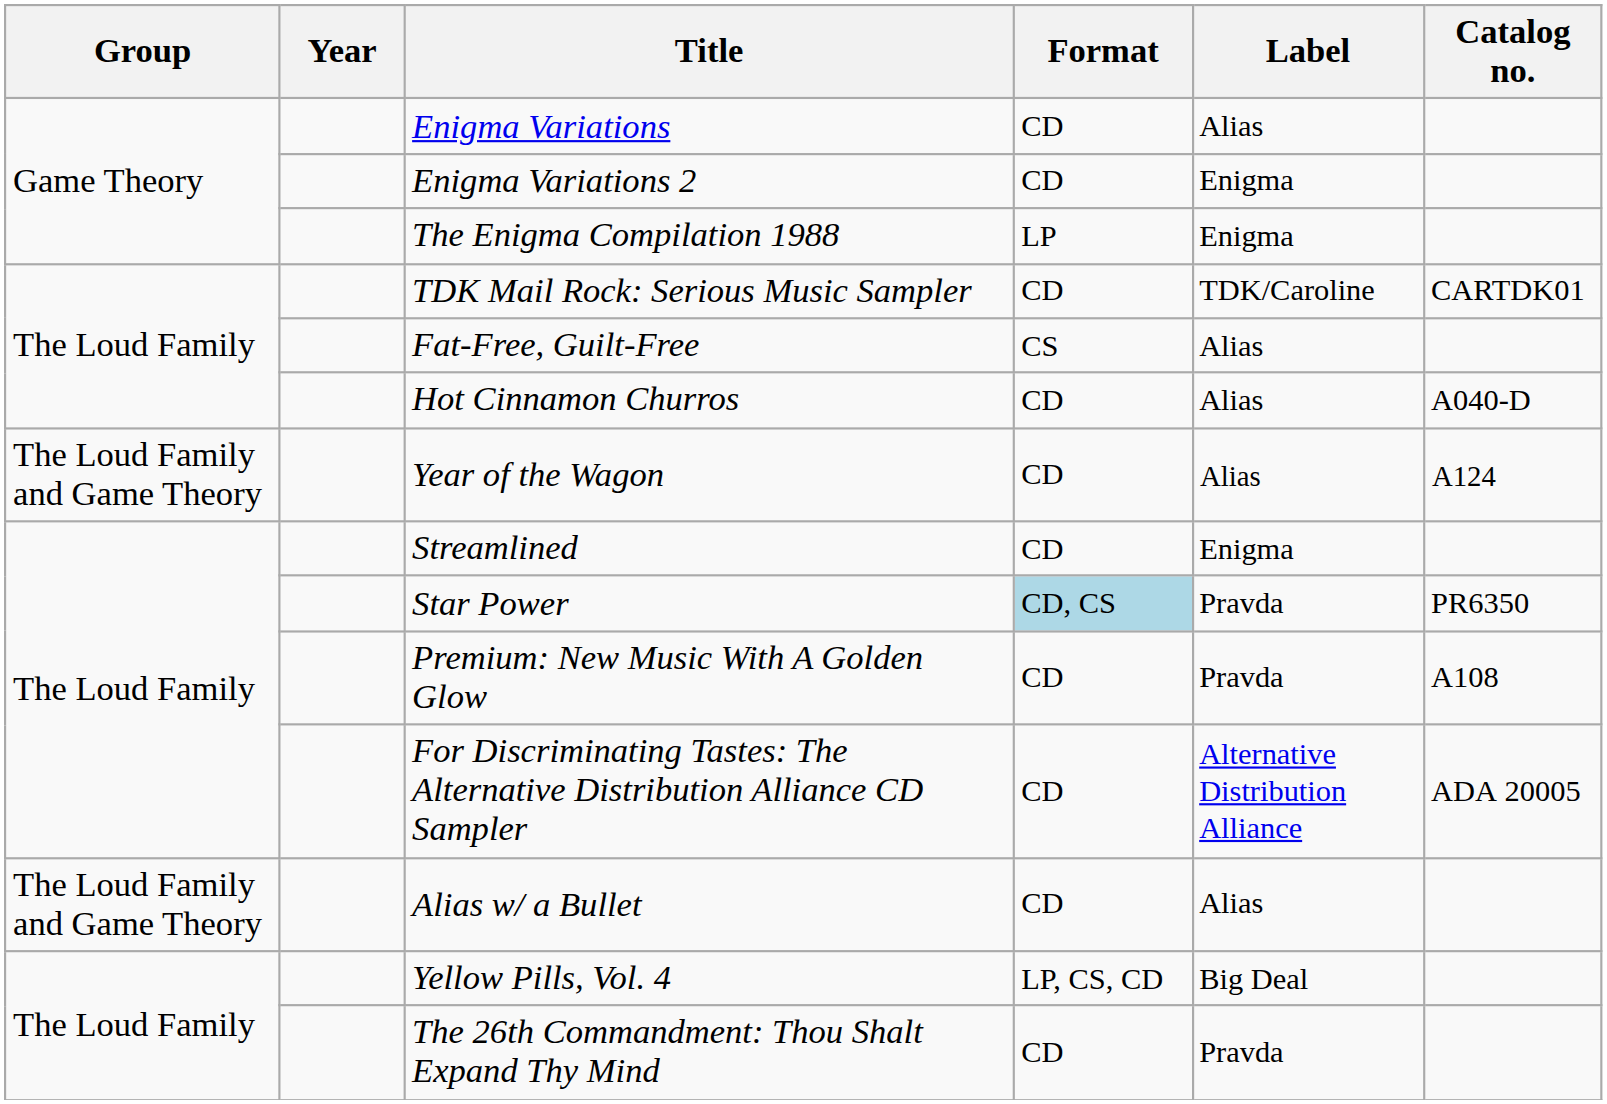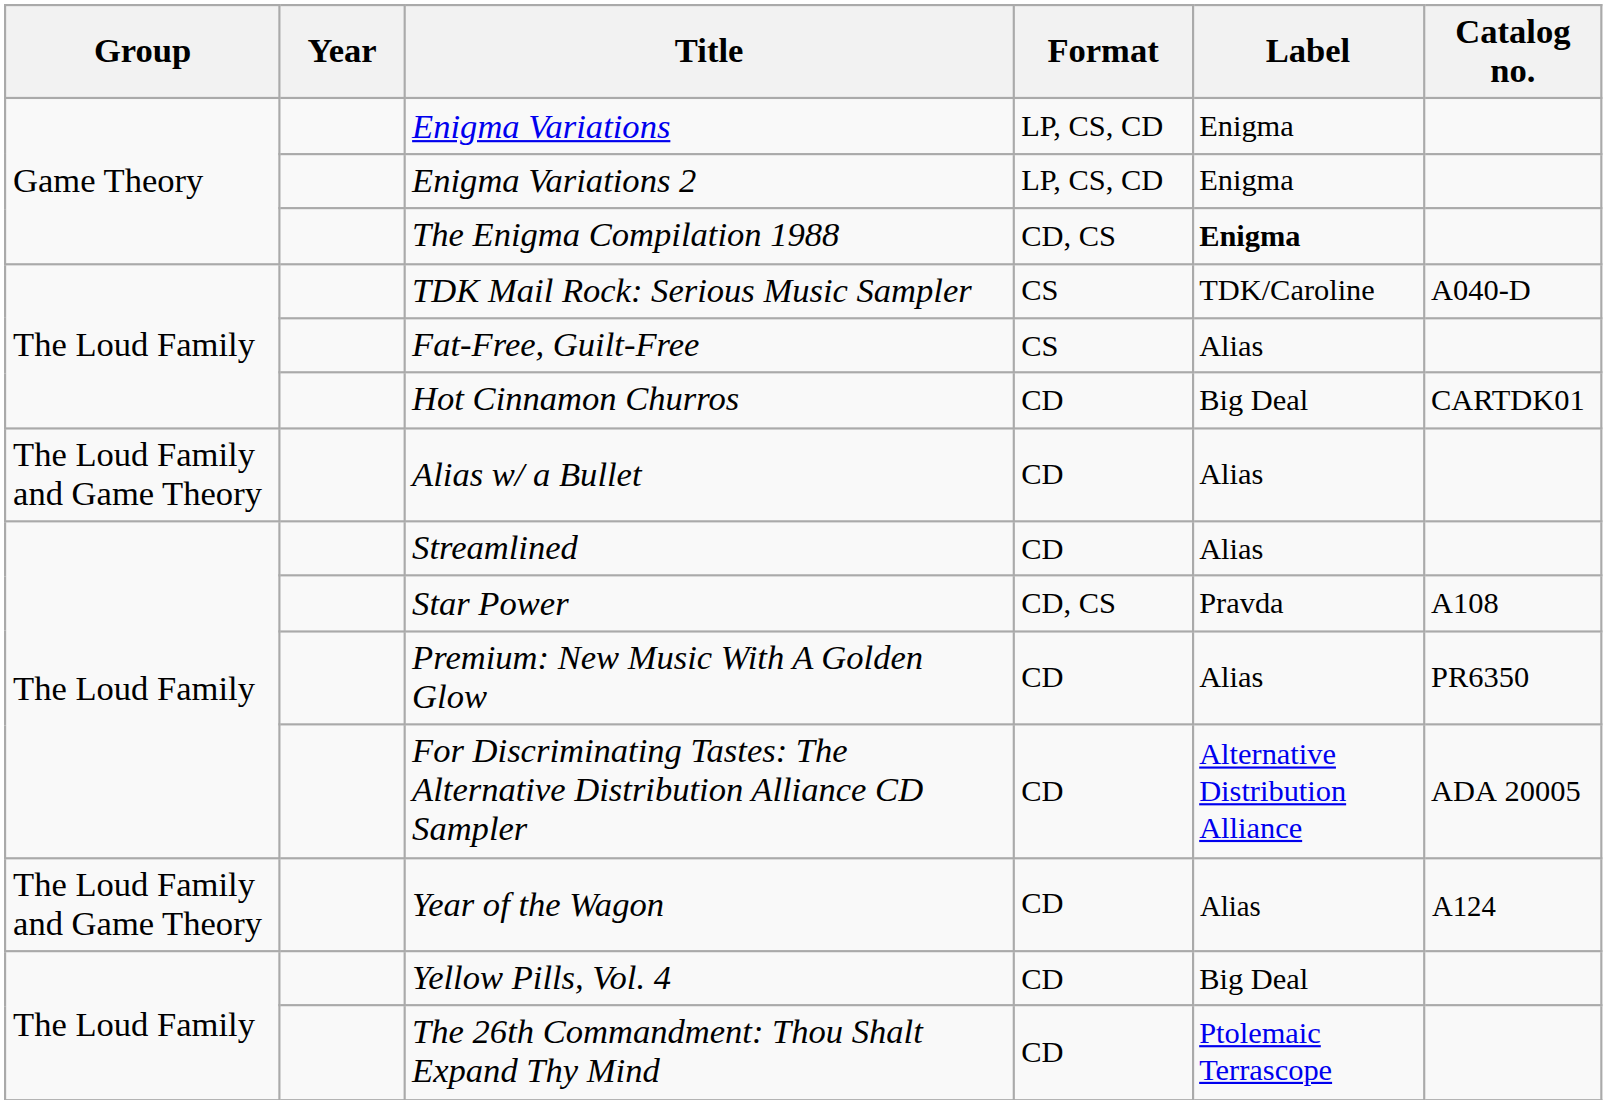(1042, 125) CD -> (1092, 125) LP, CS, CD
(1231, 125) Alias -> (1246, 125) Enigma
(1042, 180) CD -> (1092, 180) LP, CS, CD
(1039, 235) LP -> (1069, 235) CD, CS
(1246, 235) normal -> (1250, 235) bold
(1042, 290) CD -> (1040, 290) CS
(1508, 290) CARTDK01 -> (1481, 290) A040-D
(1231, 399) Alias -> (1254, 399) Big Deal
(1481, 399) A040-D -> (1508, 399) CARTDK01
rows swapped: (527, 903) <-> (538, 473)
(1246, 548) Enigma -> (1231, 548) Alias
(1069, 602) lightblue background -> (1069, 602) no background
(1480, 602) PR6350 -> (1465, 602) A108
(1241, 677) Pravda -> (1231, 677) Alias
(1465, 677) A108 -> (1480, 677) PR6350
(1092, 977) LP, CS, CD -> (1042, 977) CD
(1241, 1051) Pravda -> (1266, 1051) Ptolemaic Terrascope
